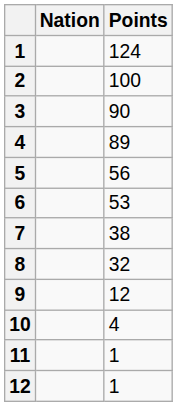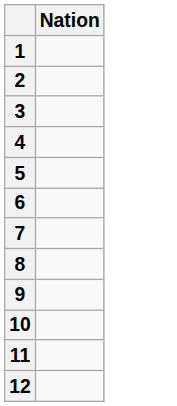- column: (138, 20)
